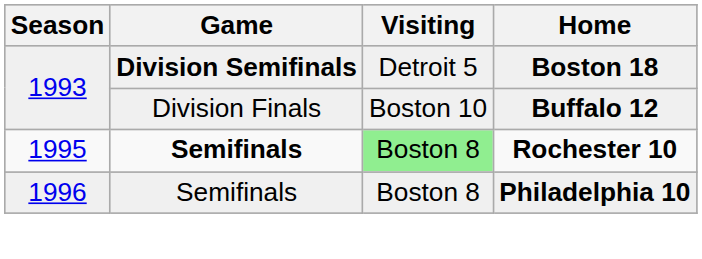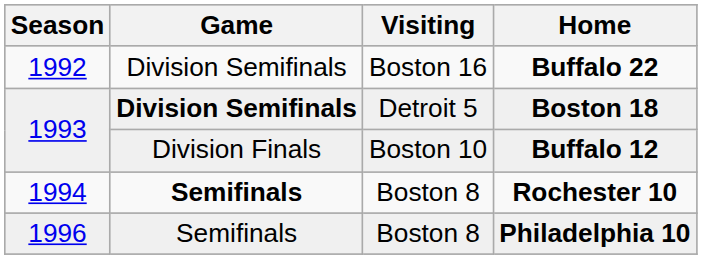+ row: (595, 66)
(58, 150) 1995 -> (58, 191) 1994
(428, 150) lightgreen background -> (428, 191) no background
